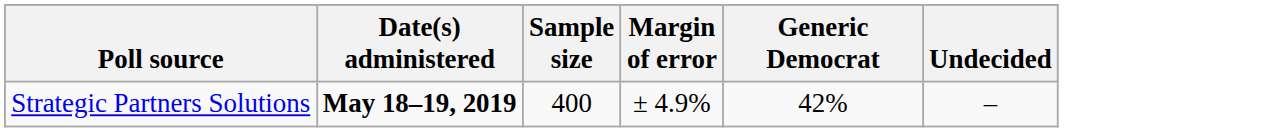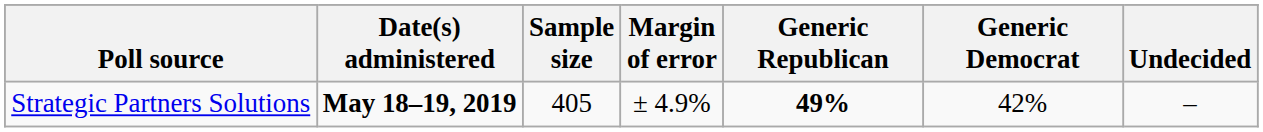+ column: (823, 42)
(572, 103) 400 -> (572, 103) 405
